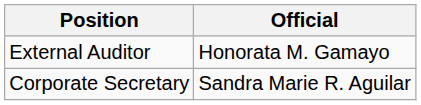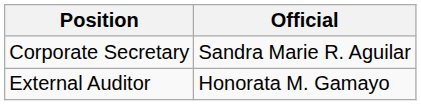rows swapped: (99, 83) <-> (80, 52)
